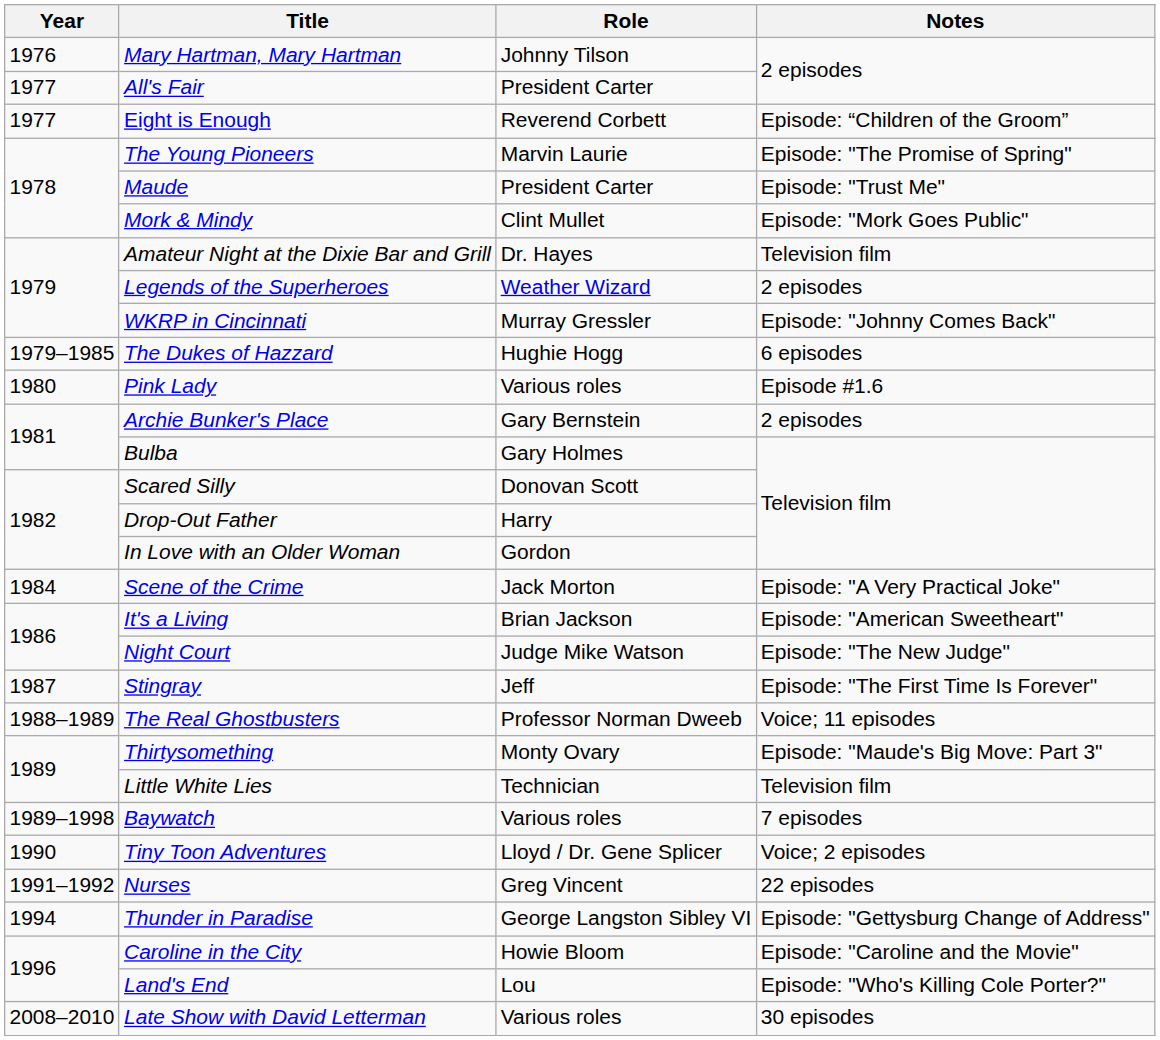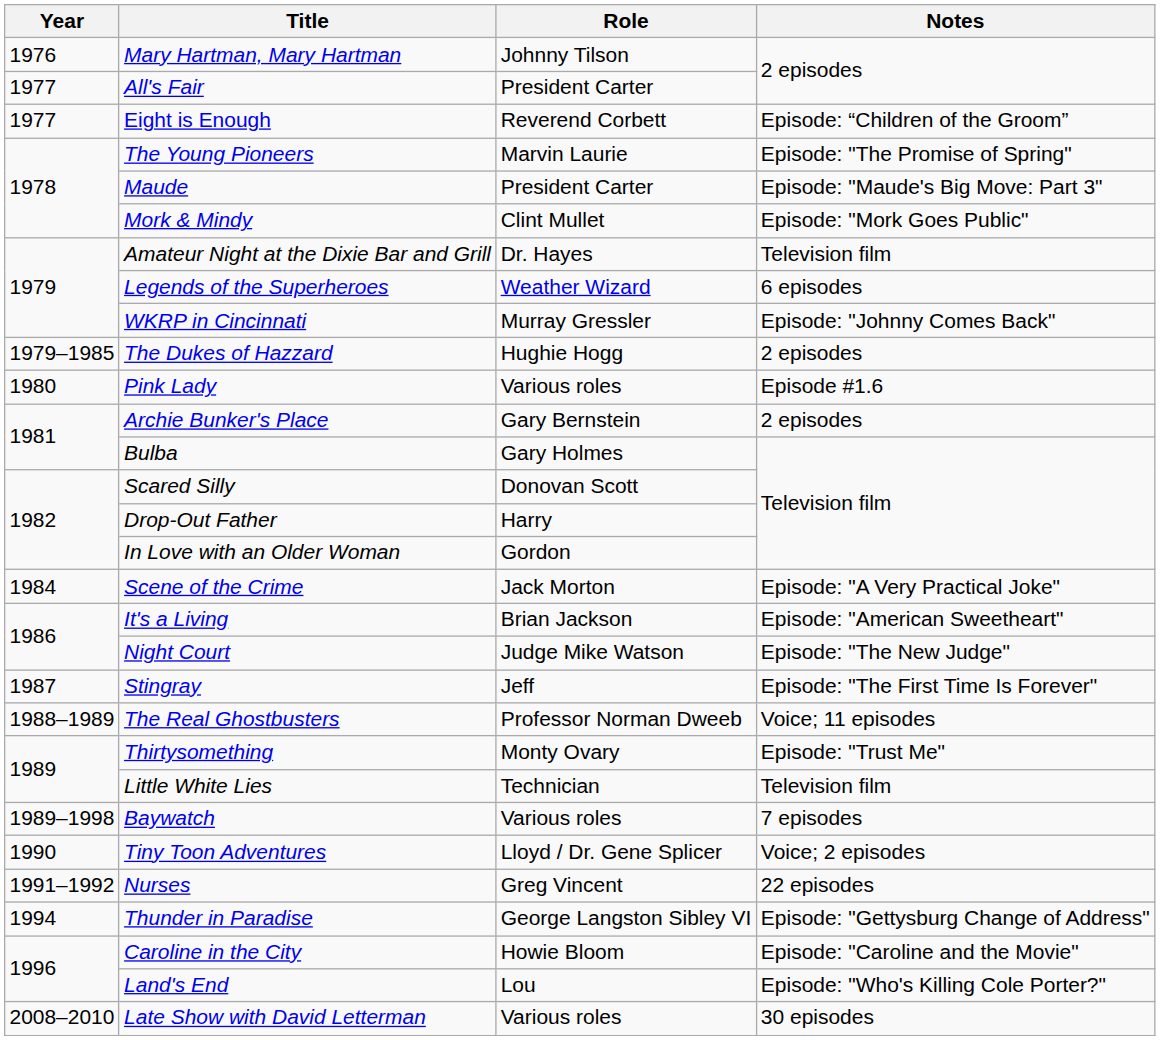(853, 187) Episode: "Trust Me" -> (932, 187) Episode: "Maude's Big Move: Part 3"
(812, 287) 2 episodes -> (812, 287) 6 episodes
(812, 353) 6 episodes -> (812, 353) 2 episodes
(932, 752) Episode: "Maude's Big Move: Part 3" -> (853, 752) Episode: "Trust Me"
